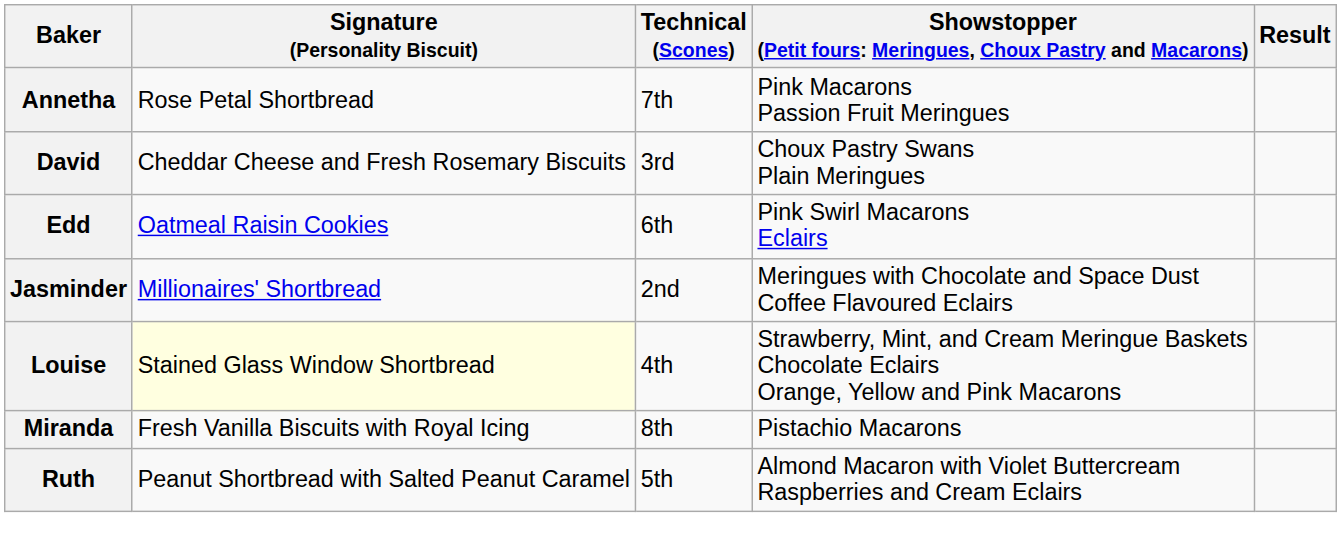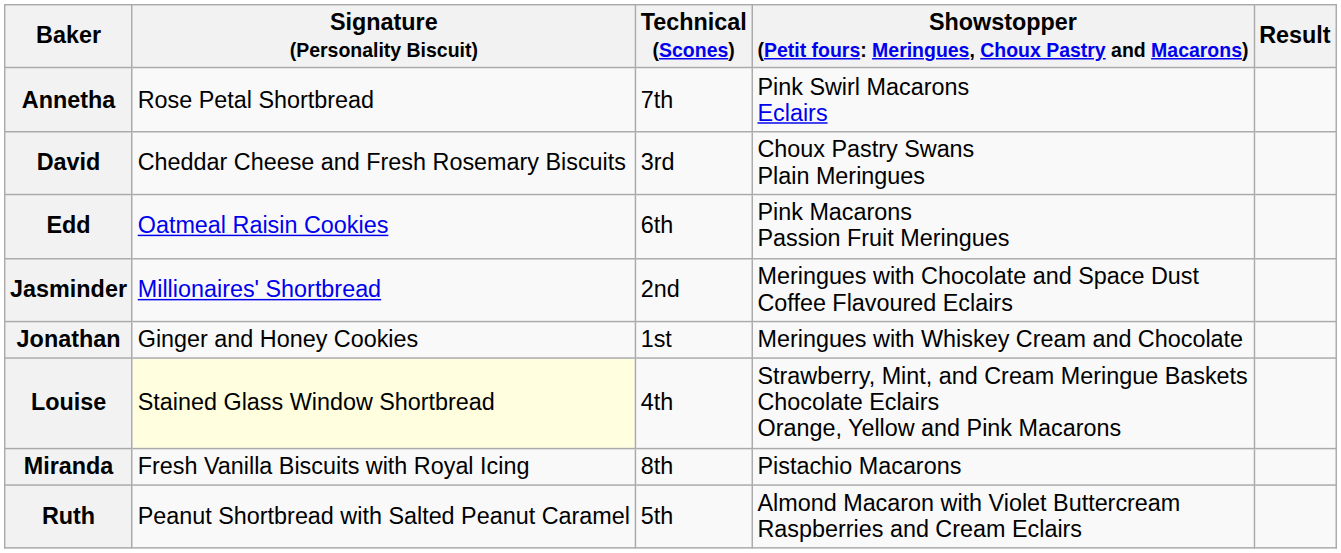(883, 99) Pink Macarons Passion Fruit Meringues -> (863, 99) Pink Swirl Macarons Eclairs
(863, 226) Pink Swirl Macarons Eclairs -> (883, 226) Pink Macarons Passion Fruit Meringues
+ row: (69, 339)
